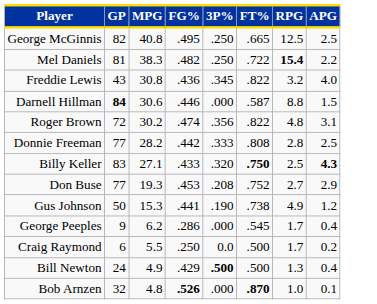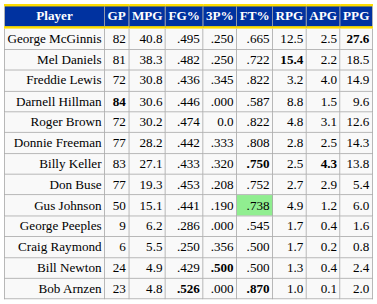+ column: (356, 16)
(119, 80) 43 -> (119, 80) 72
(222, 122) .356 -> (225, 122) 0.0
(151, 205) 15.3 -> (151, 205) 15.1
(258, 205) no background -> (258, 205) lightgreen background
(225, 247) 0.0 -> (222, 247) .356
(119, 288) 32 -> (119, 288) 23
